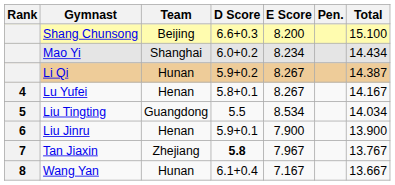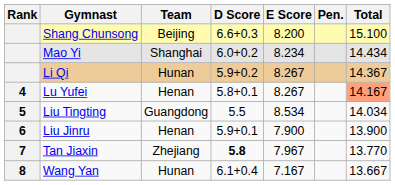(368, 73) 14.387 -> (368, 73) 14.367
(368, 92) no background -> (368, 92) lightsalmon background
(368, 151) 13.767 -> (368, 151) 13.770
